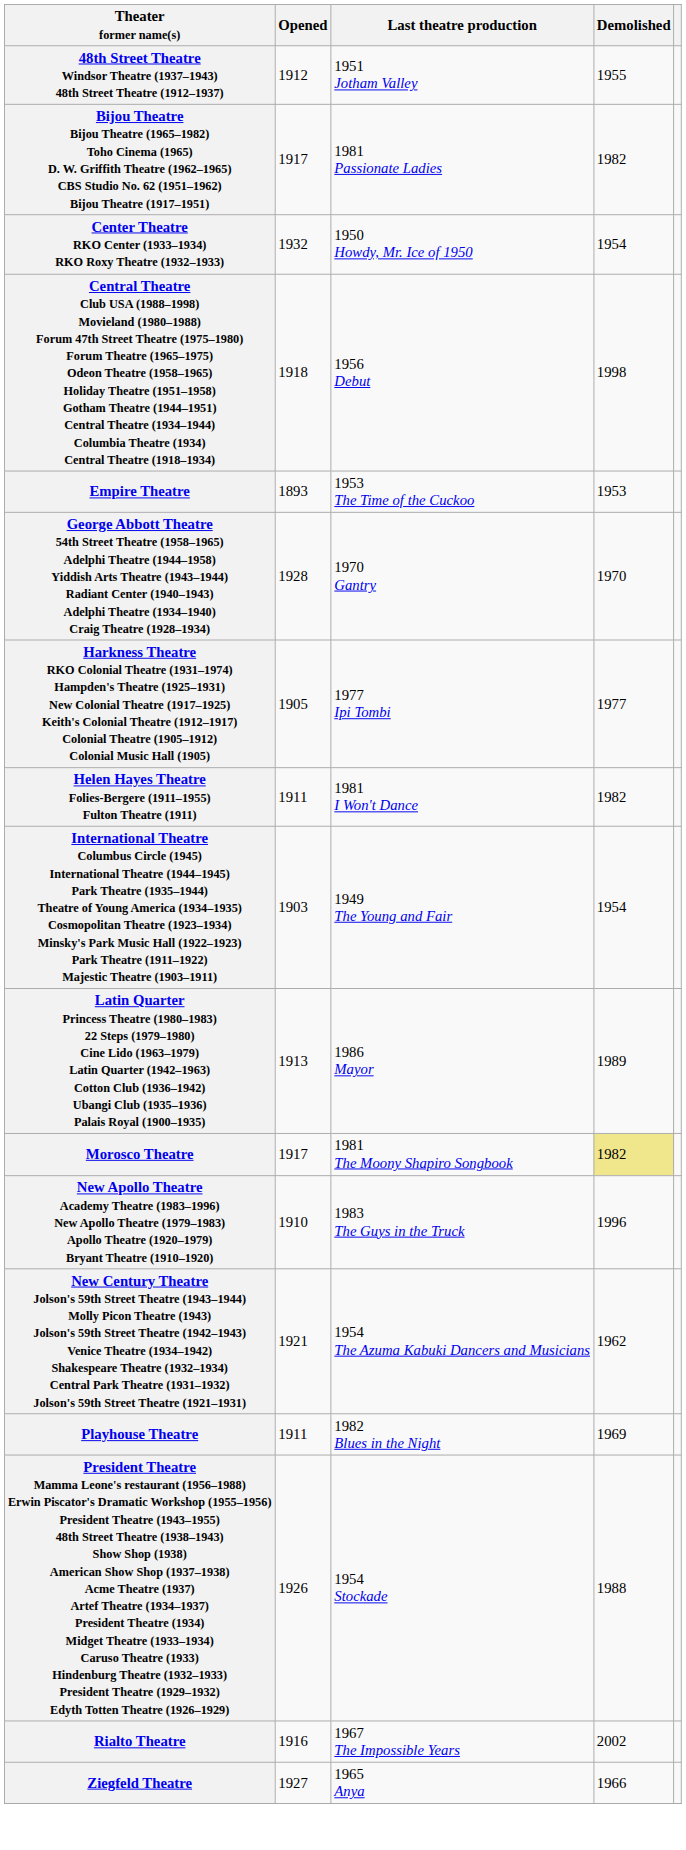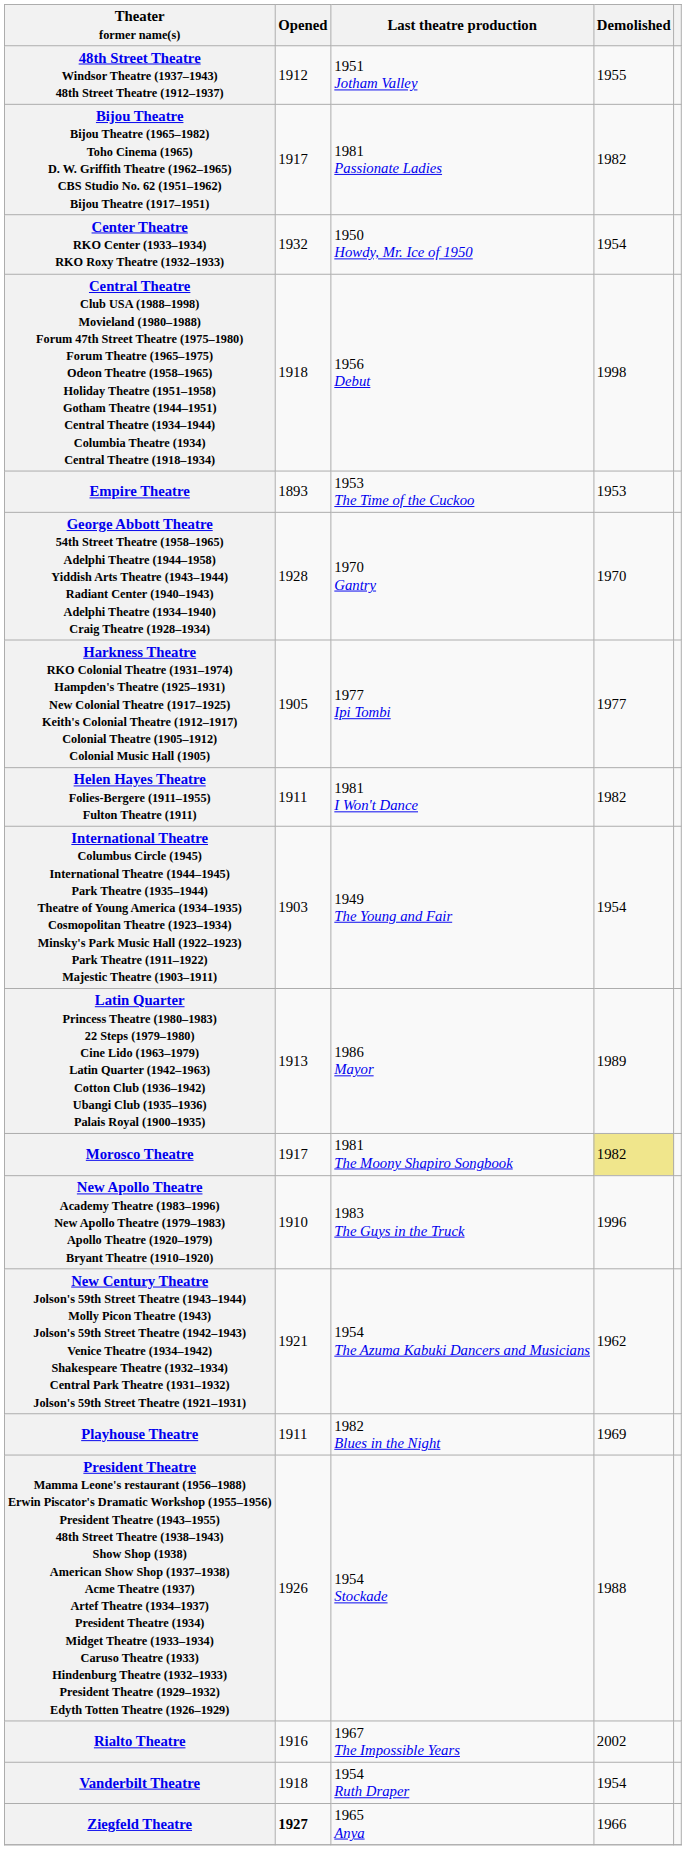+ row: (140, 1783)
(293, 1783) normal -> (293, 1824) bold
